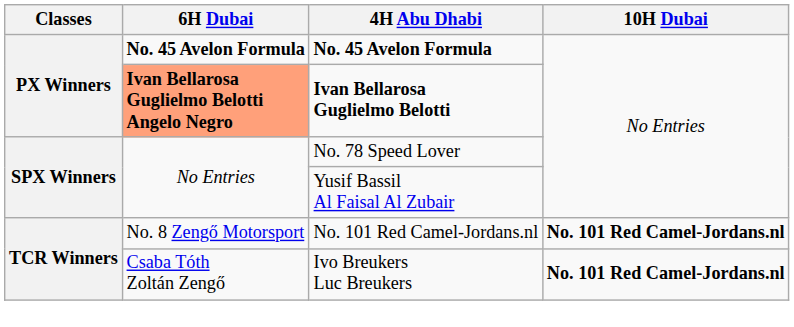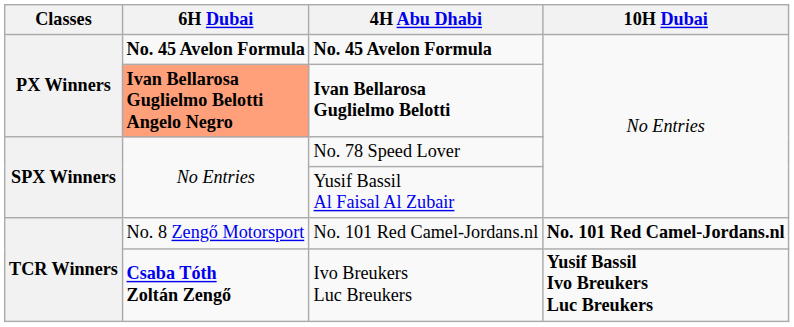(176, 273) normal -> (179, 284) bold
(666, 273) No. 101 Red Camel-Jordans.nl -> (600, 284) Yusif Bassil Ivo Breukers Luc Breukers
